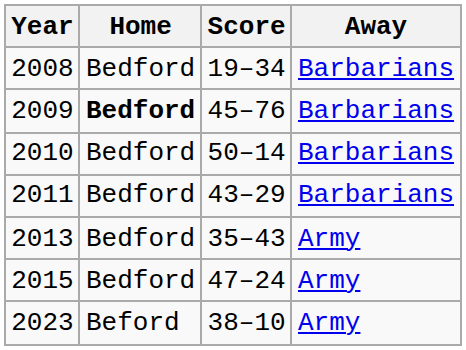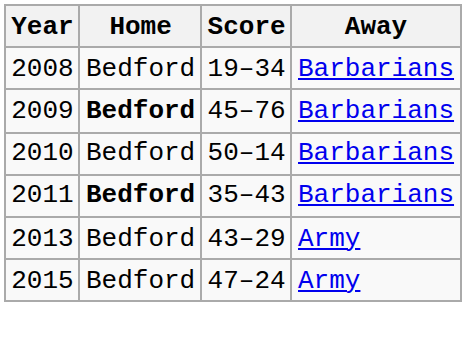(141, 196) normal -> (141, 196) bold
(247, 196) 43–29 -> (247, 196) 35–43
(247, 238) 35–43 -> (247, 238) 43–29
- row: (42, 323)
